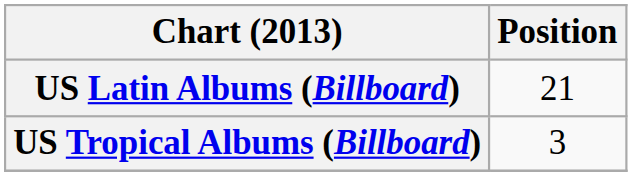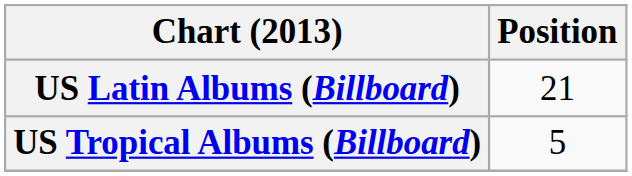(557, 142) 3 -> (557, 142) 5
